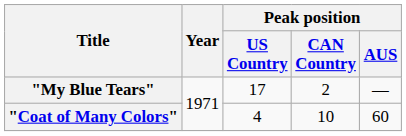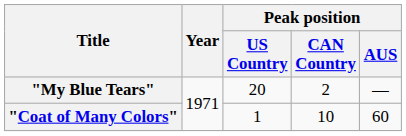(257, 90) 17 -> (257, 90) 20
(257, 116) 4 -> (257, 116) 1
